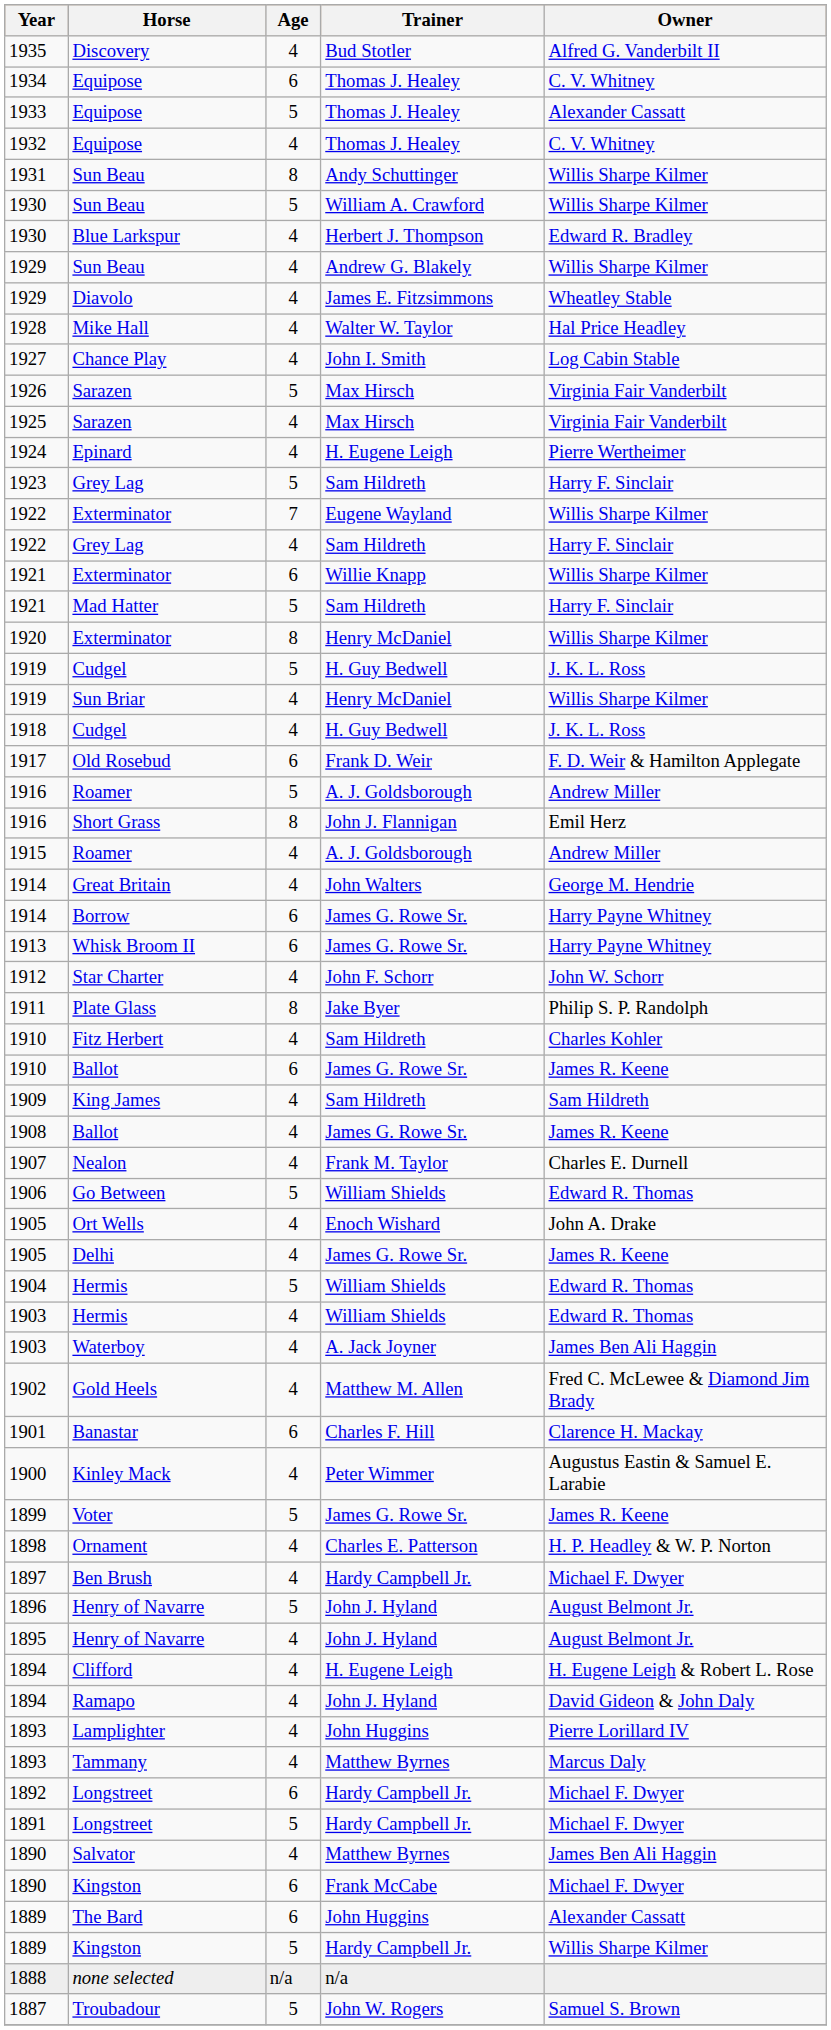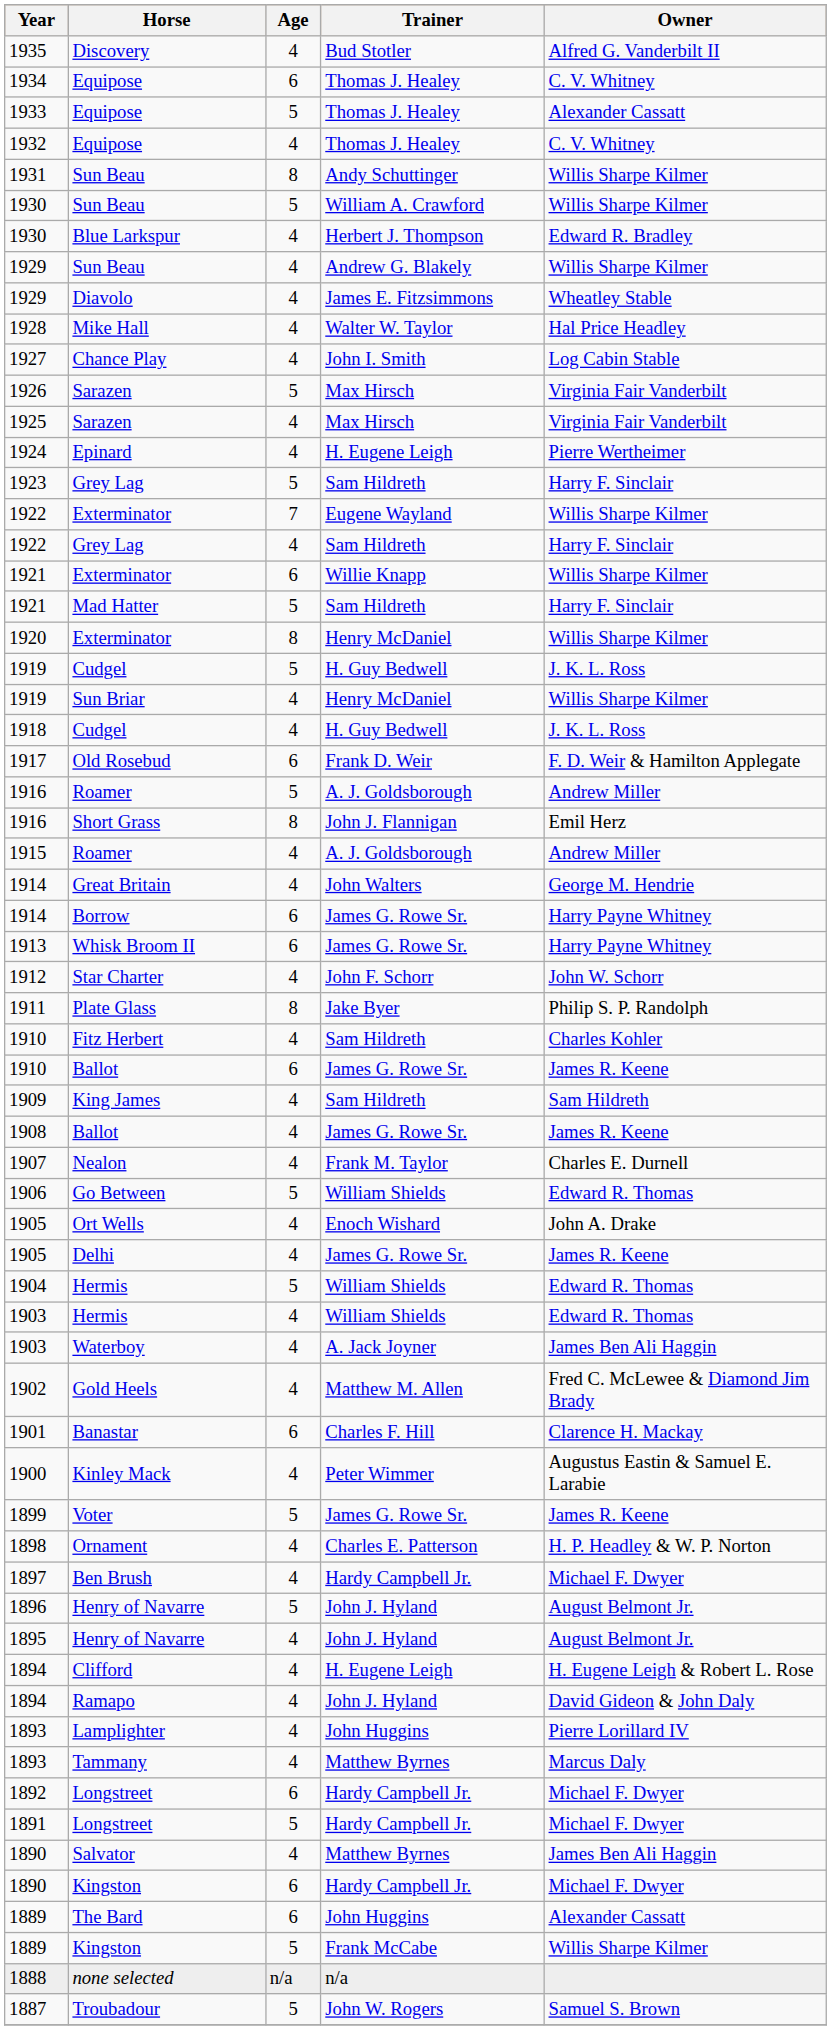(381, 1886) Frank McCabe -> (398, 1886) Hardy Campbell Jr.
(398, 1947) Hardy Campbell Jr. -> (381, 1947) Frank McCabe
